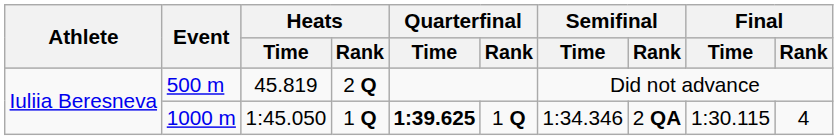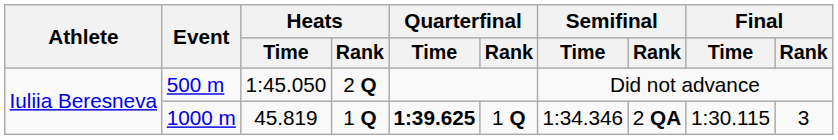(286, 85) 45.819 -> (286, 85) 1:45.050
(286, 118) 1:45.050 -> (286, 118) 45.819
(804, 118) 4 -> (804, 118) 3
